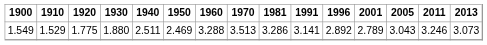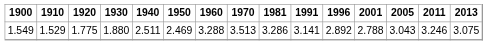(371, 30) 2.789 -> (371, 30) 2.788
(466, 30) 3.073 -> (466, 30) 3.075
